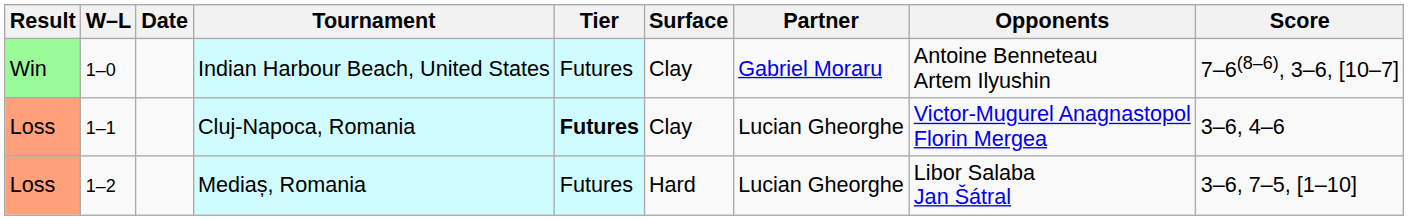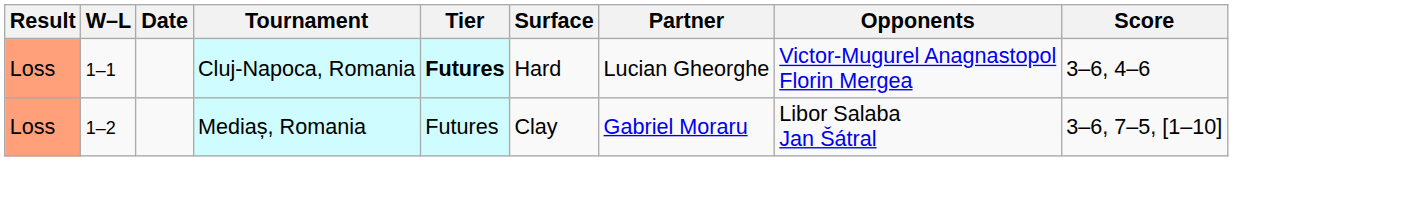- row: (374, 68)
(671, 126) Clay -> (538, 68) Hard
(672, 185) Hard -> (536, 126) Clay
(821, 185) Lucian Gheorghe -> (676, 126) Gabriel Moraru
